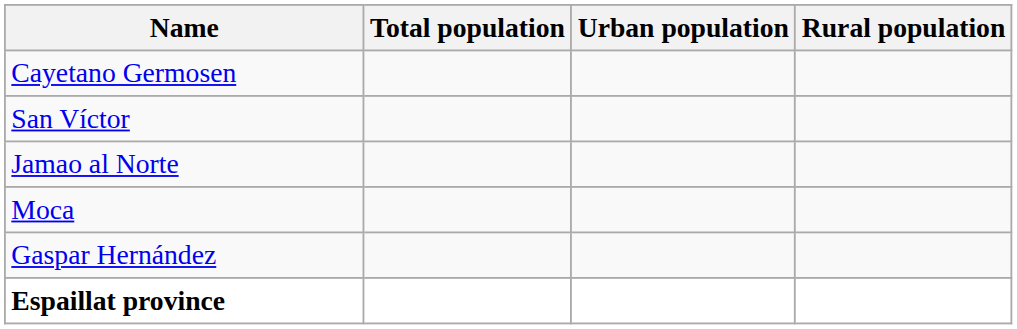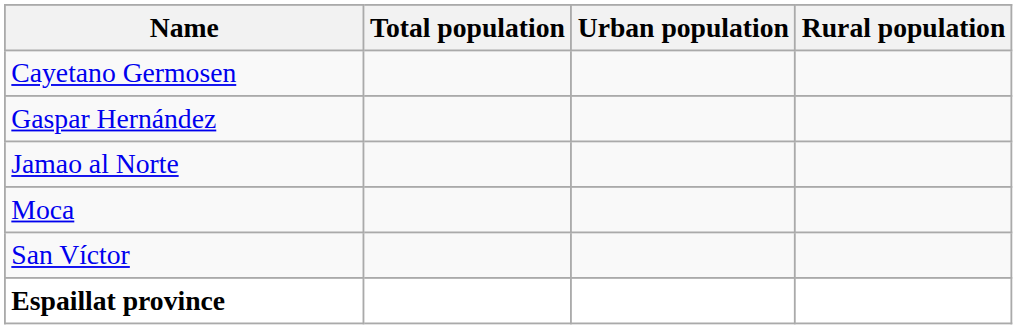rows swapped: (114, 255) <-> (71, 118)
